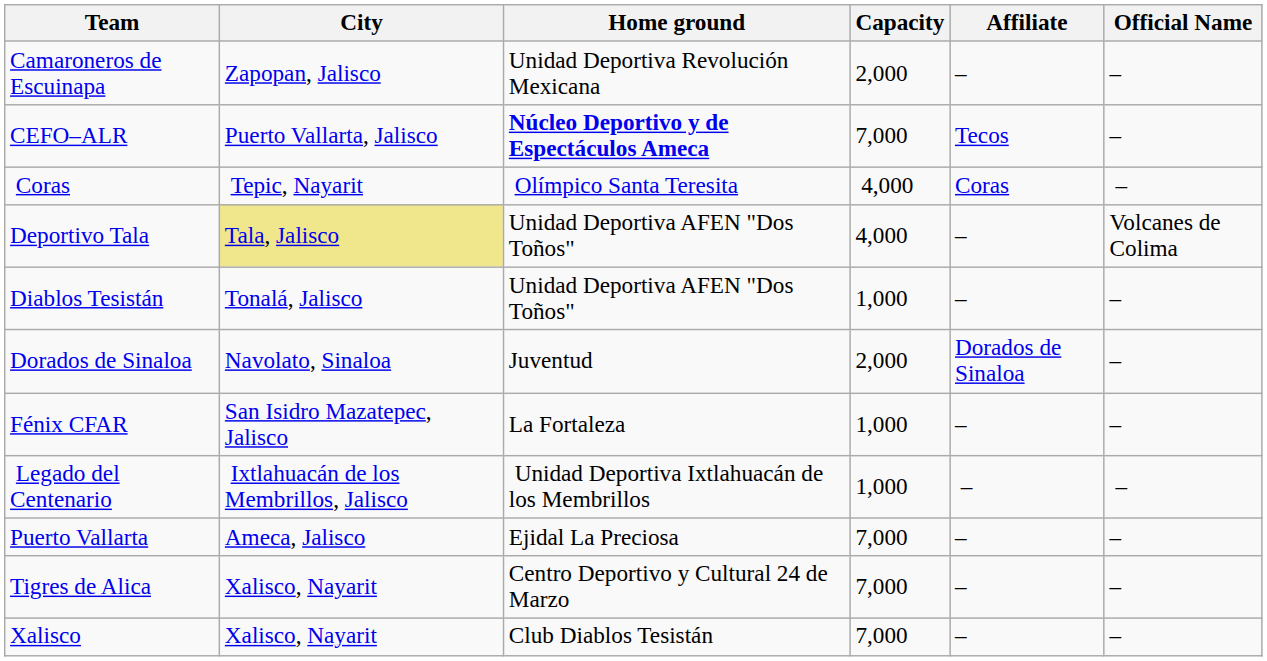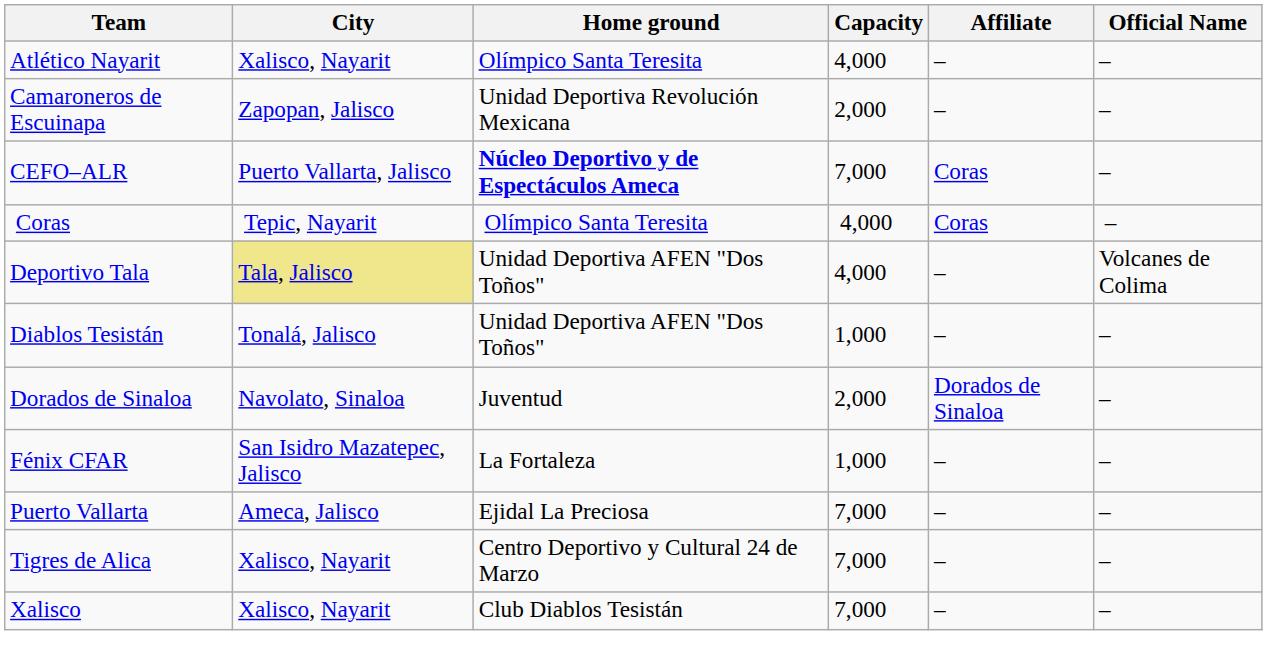+ row: (85, 59)
(982, 135) Tecos -> (964, 172) Coras
- row: (65, 486)
